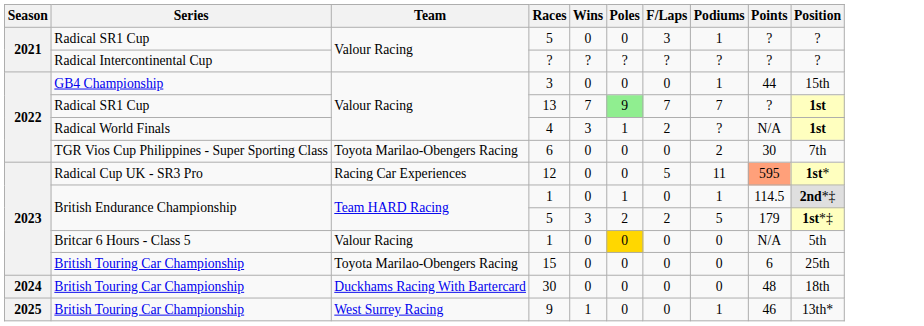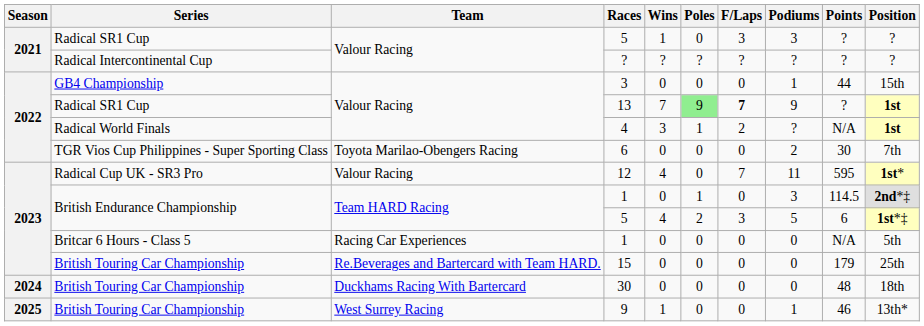(588, 38) 0 -> (663, 38) 1
(719, 38) 1 -> (794, 38) 3
(667, 106) normal -> (742, 106) bold
(719, 106) 7 -> (794, 106) 9
(400, 174) Racing Car Experiences -> (374, 174) Valour Racing
(588, 174) 0 -> (663, 174) 4
(667, 174) 5 -> (742, 174) 7
(769, 174) lightsalmon background -> (844, 174) no background
(719, 196) 1 -> (794, 196) 3
(588, 219) 3 -> (663, 219) 4
(667, 219) 2 -> (742, 219) 3
(769, 219) 179 -> (844, 219) 6
(374, 241) Valour Racing -> (400, 241) Racing Car Experiences
(625, 241) gold background -> (699, 241) no background
(426, 264) Toyota Marilao-Obengers Racing -> (468, 264) Re.Beverages and Bartercard with Team HARD.
(769, 264) 6 -> (844, 264) 179
